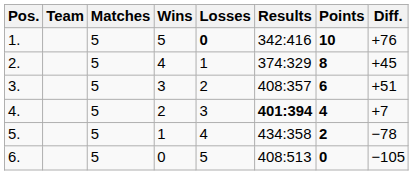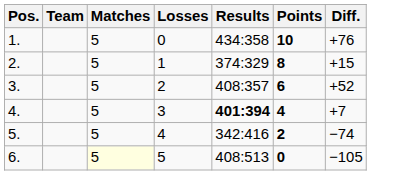- column: (175, 16)
(204, 39) bold -> (161, 39) normal
(285, 39) 342:416 -> (242, 39) 434:358
(384, 63) +45 -> (342, 63) +15
(384, 87) +51 -> (342, 87) +52
(285, 134) 434:358 -> (242, 134) 342:416
(384, 134) −78 -> (342, 134) −74
(95, 157) no background -> (95, 157) lightyellow background
